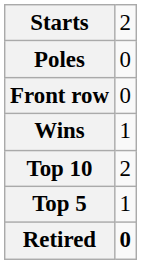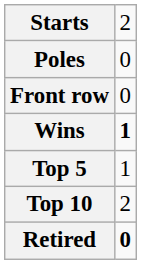(125, 131) normal -> (125, 131) bold
rows swapped: (59, 204) <-> (59, 167)
